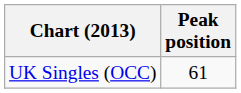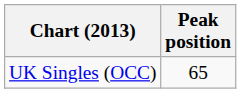(198, 72) 61 -> (198, 72) 65
